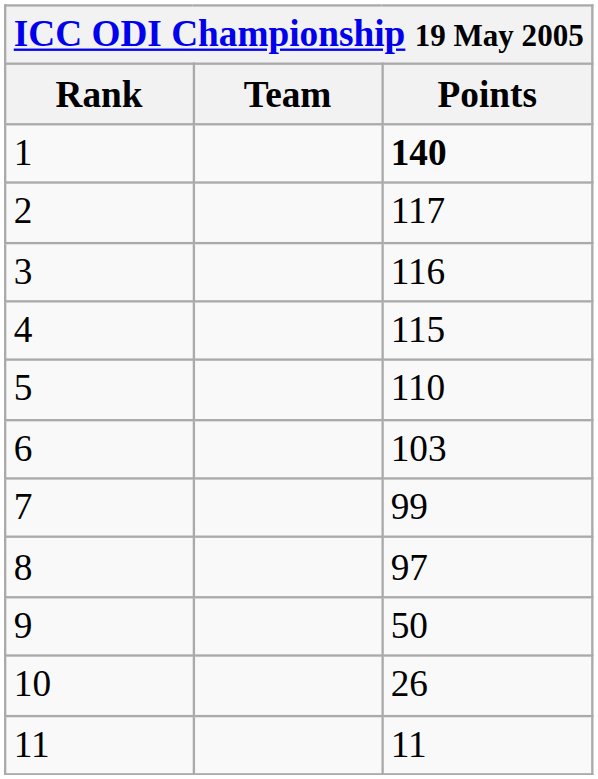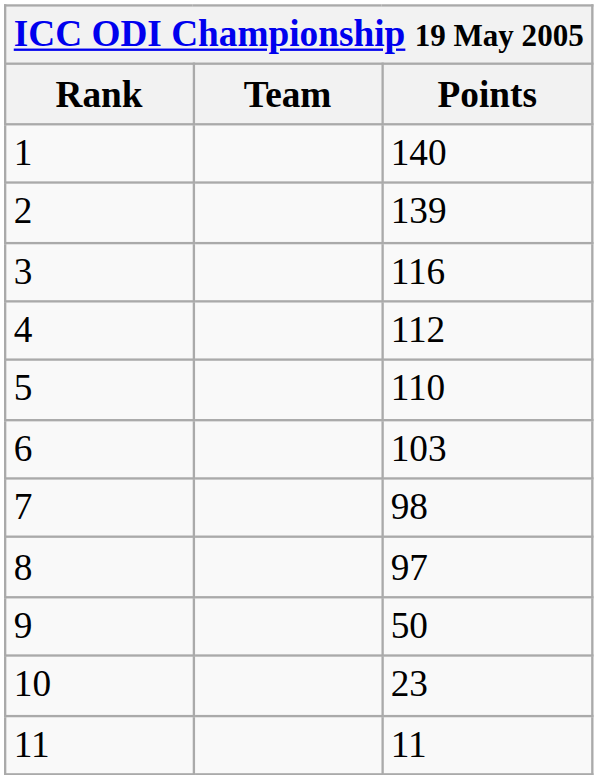(419, 152) bold -> (419, 152) normal
(418, 211) 117 -> (419, 211) 139
(418, 329) 115 -> (418, 329) 112
(409, 507) 99 -> (409, 507) 98
(409, 684) 26 -> (409, 684) 23
